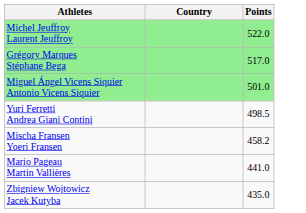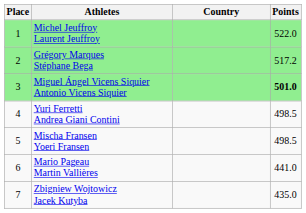+ column: (18, 12)
(258, 60) 517.0 -> (286, 60) 517.2
(258, 87) normal -> (286, 87) bold
(258, 141) 458.2 -> (286, 141) 498.5
